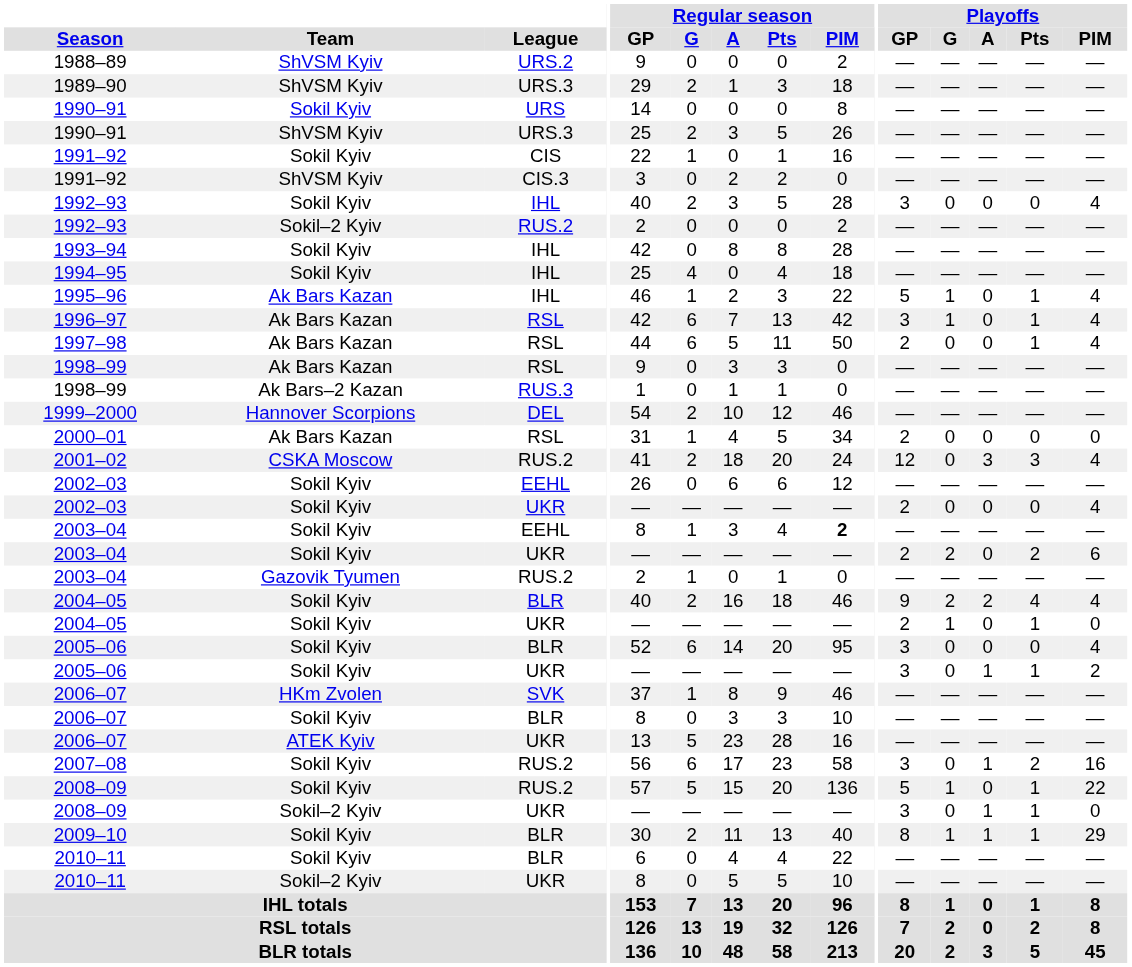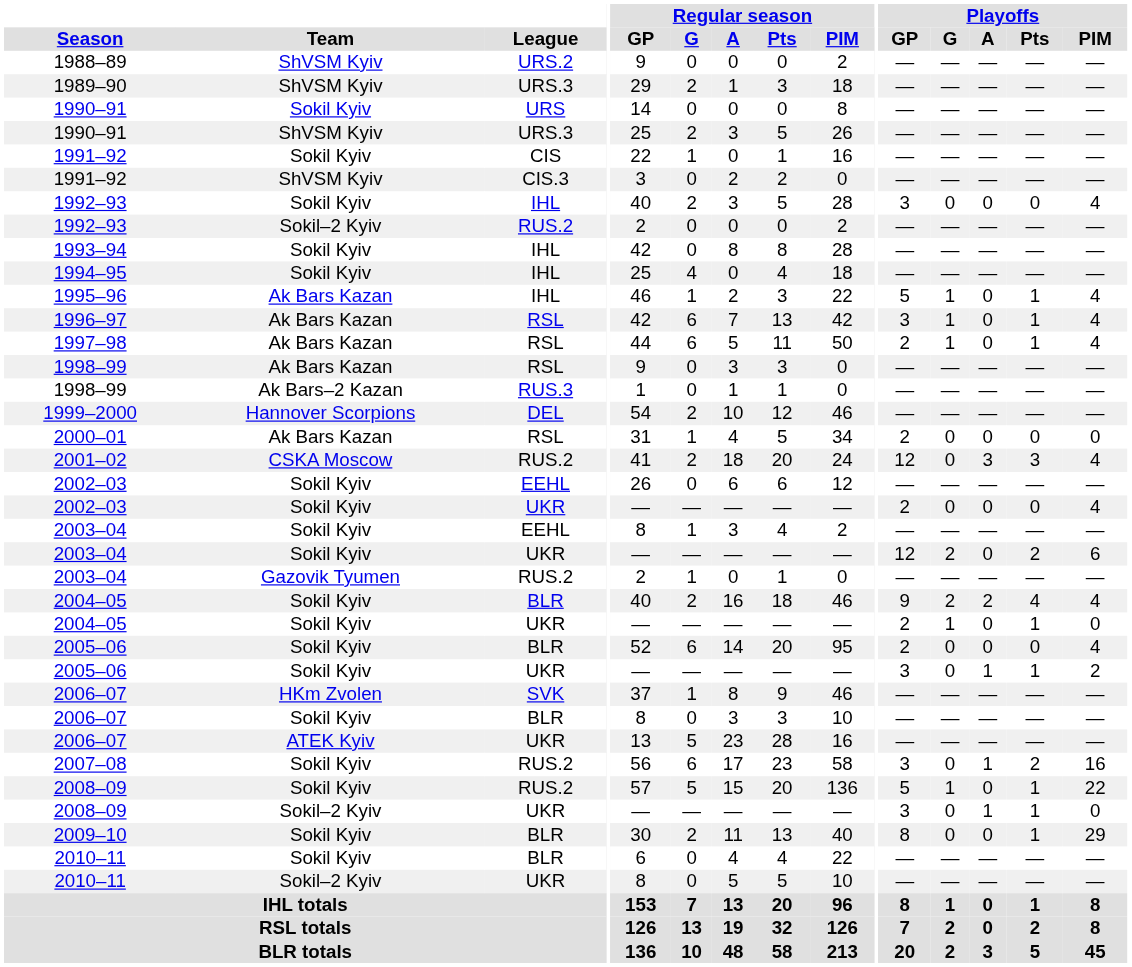(950, 343) 0 -> (950, 343) 1
(842, 530) bold -> (842, 530) normal
(905, 553) 2 -> (905, 553) 12
(905, 647) 3 -> (905, 647) 2
(950, 834) 1 -> (950, 834) 0
(988, 834) 1 -> (988, 834) 0
